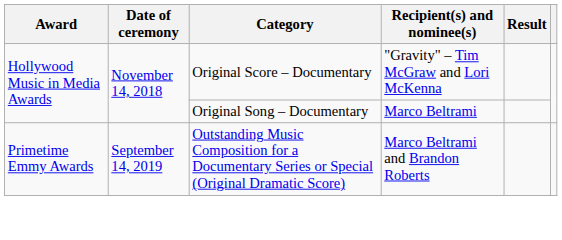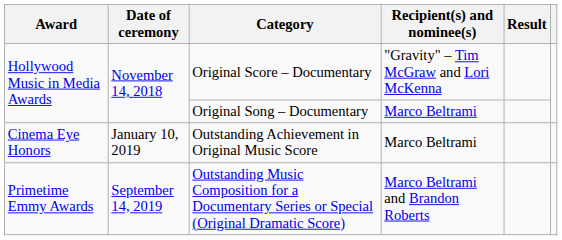+ row: (276, 142)
